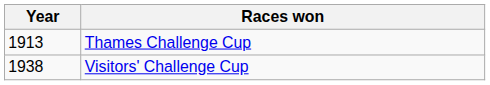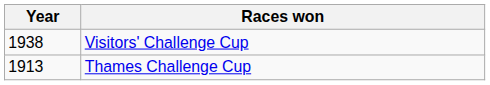rows swapped: (168, 42) <-> (167, 67)
